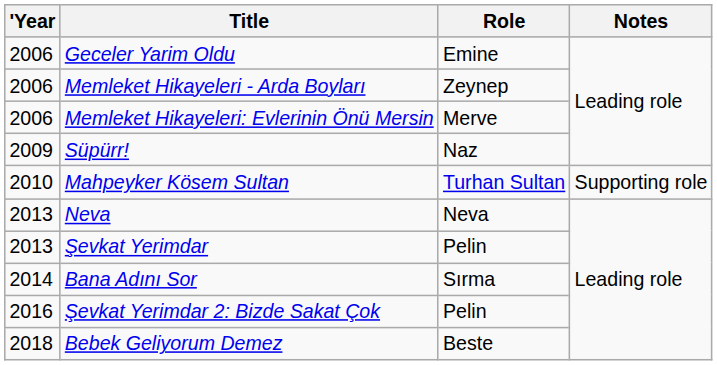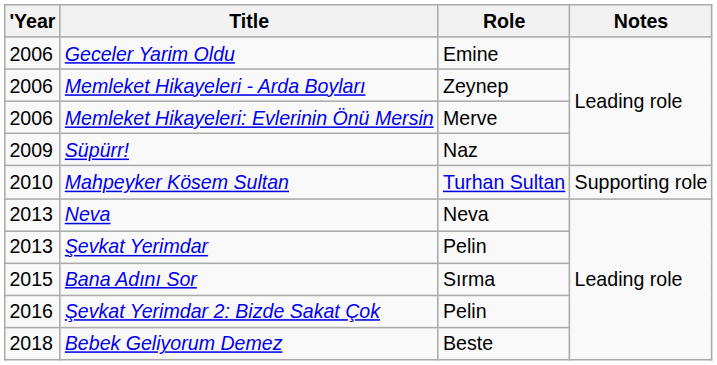(31, 279) 2014 -> (31, 279) 2015
